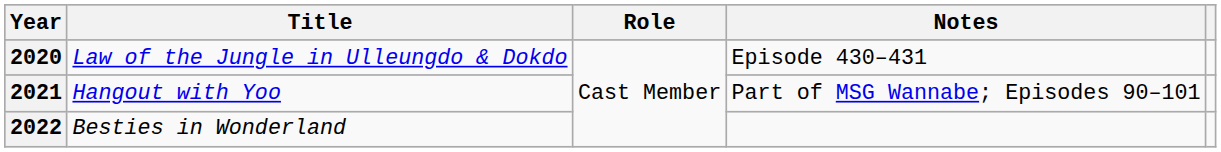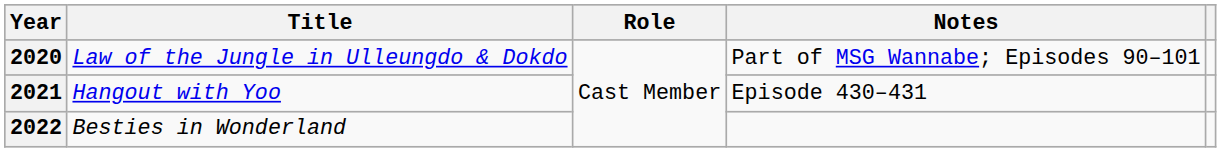(829, 58) Episode 430–431 -> (966, 58) Part of MSG Wannabe; Episodes 90–101
(966, 93) Part of MSG Wannabe; Episodes 90–101 -> (829, 93) Episode 430–431
